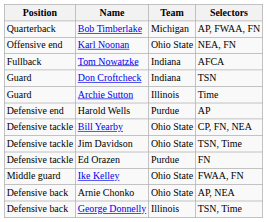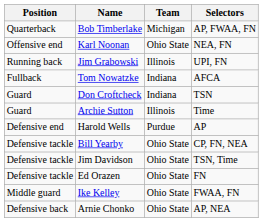+ row: (108, 62)
(165, 160) Purdue -> (168, 176) Ohio State
- row: (112, 209)
